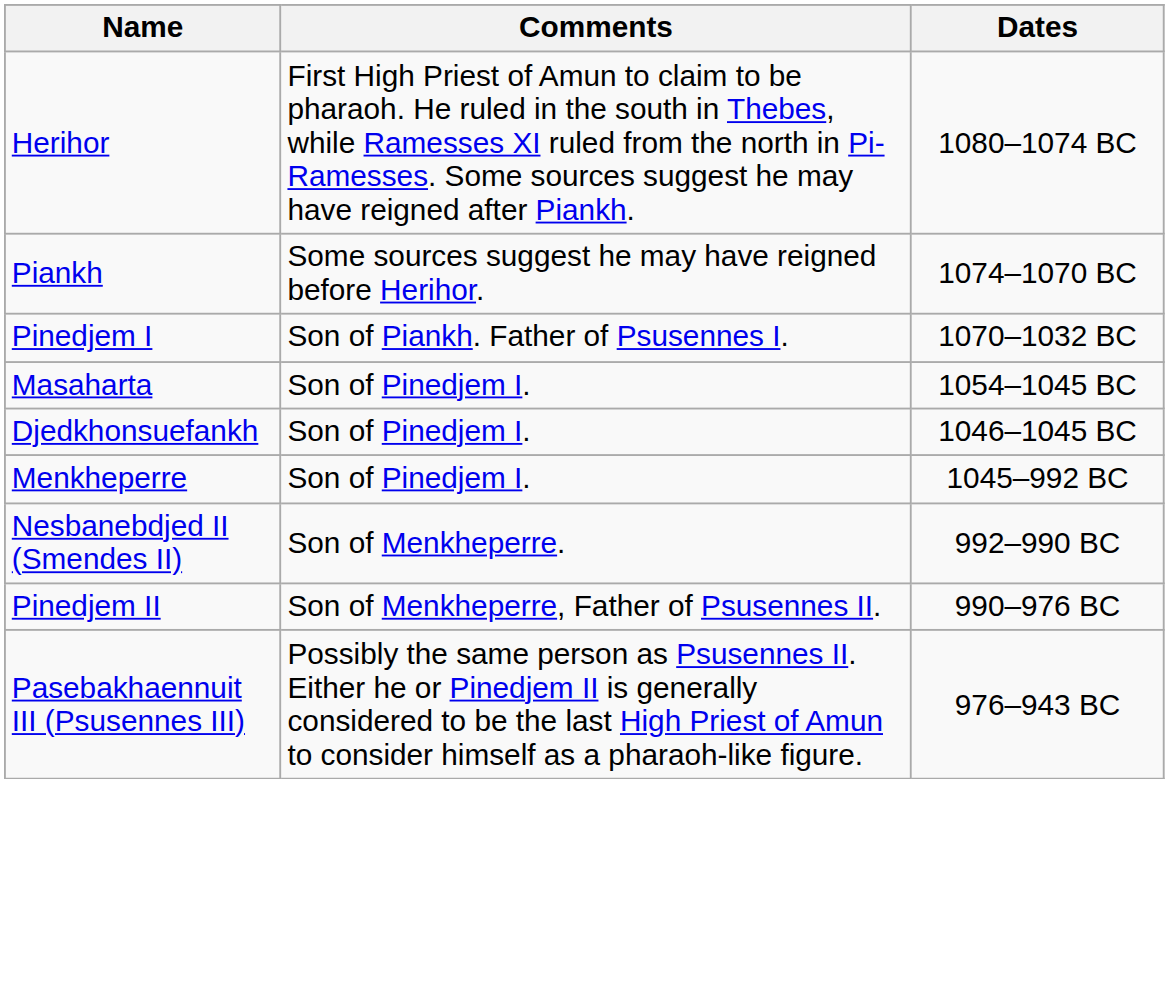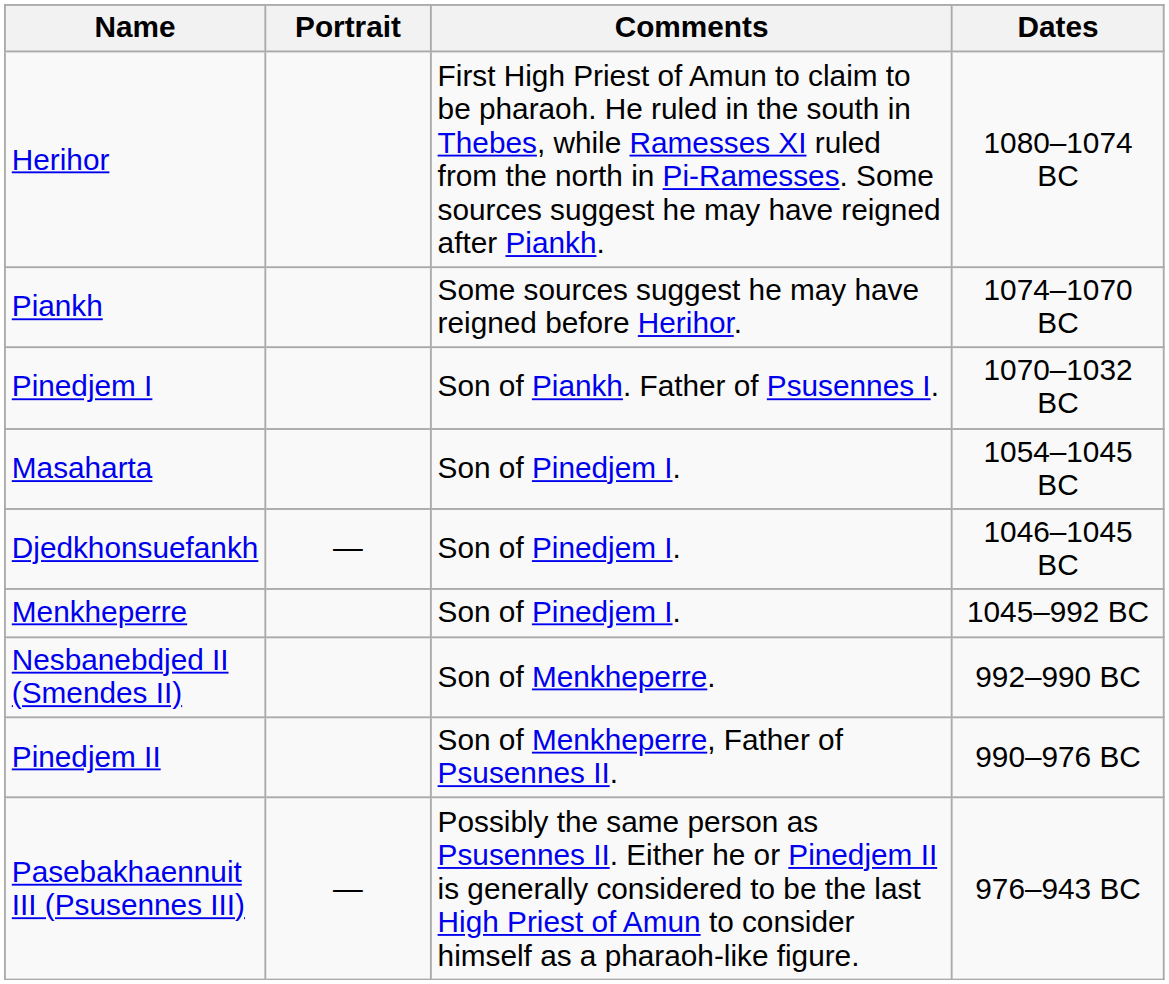+ column: (348, 28)
